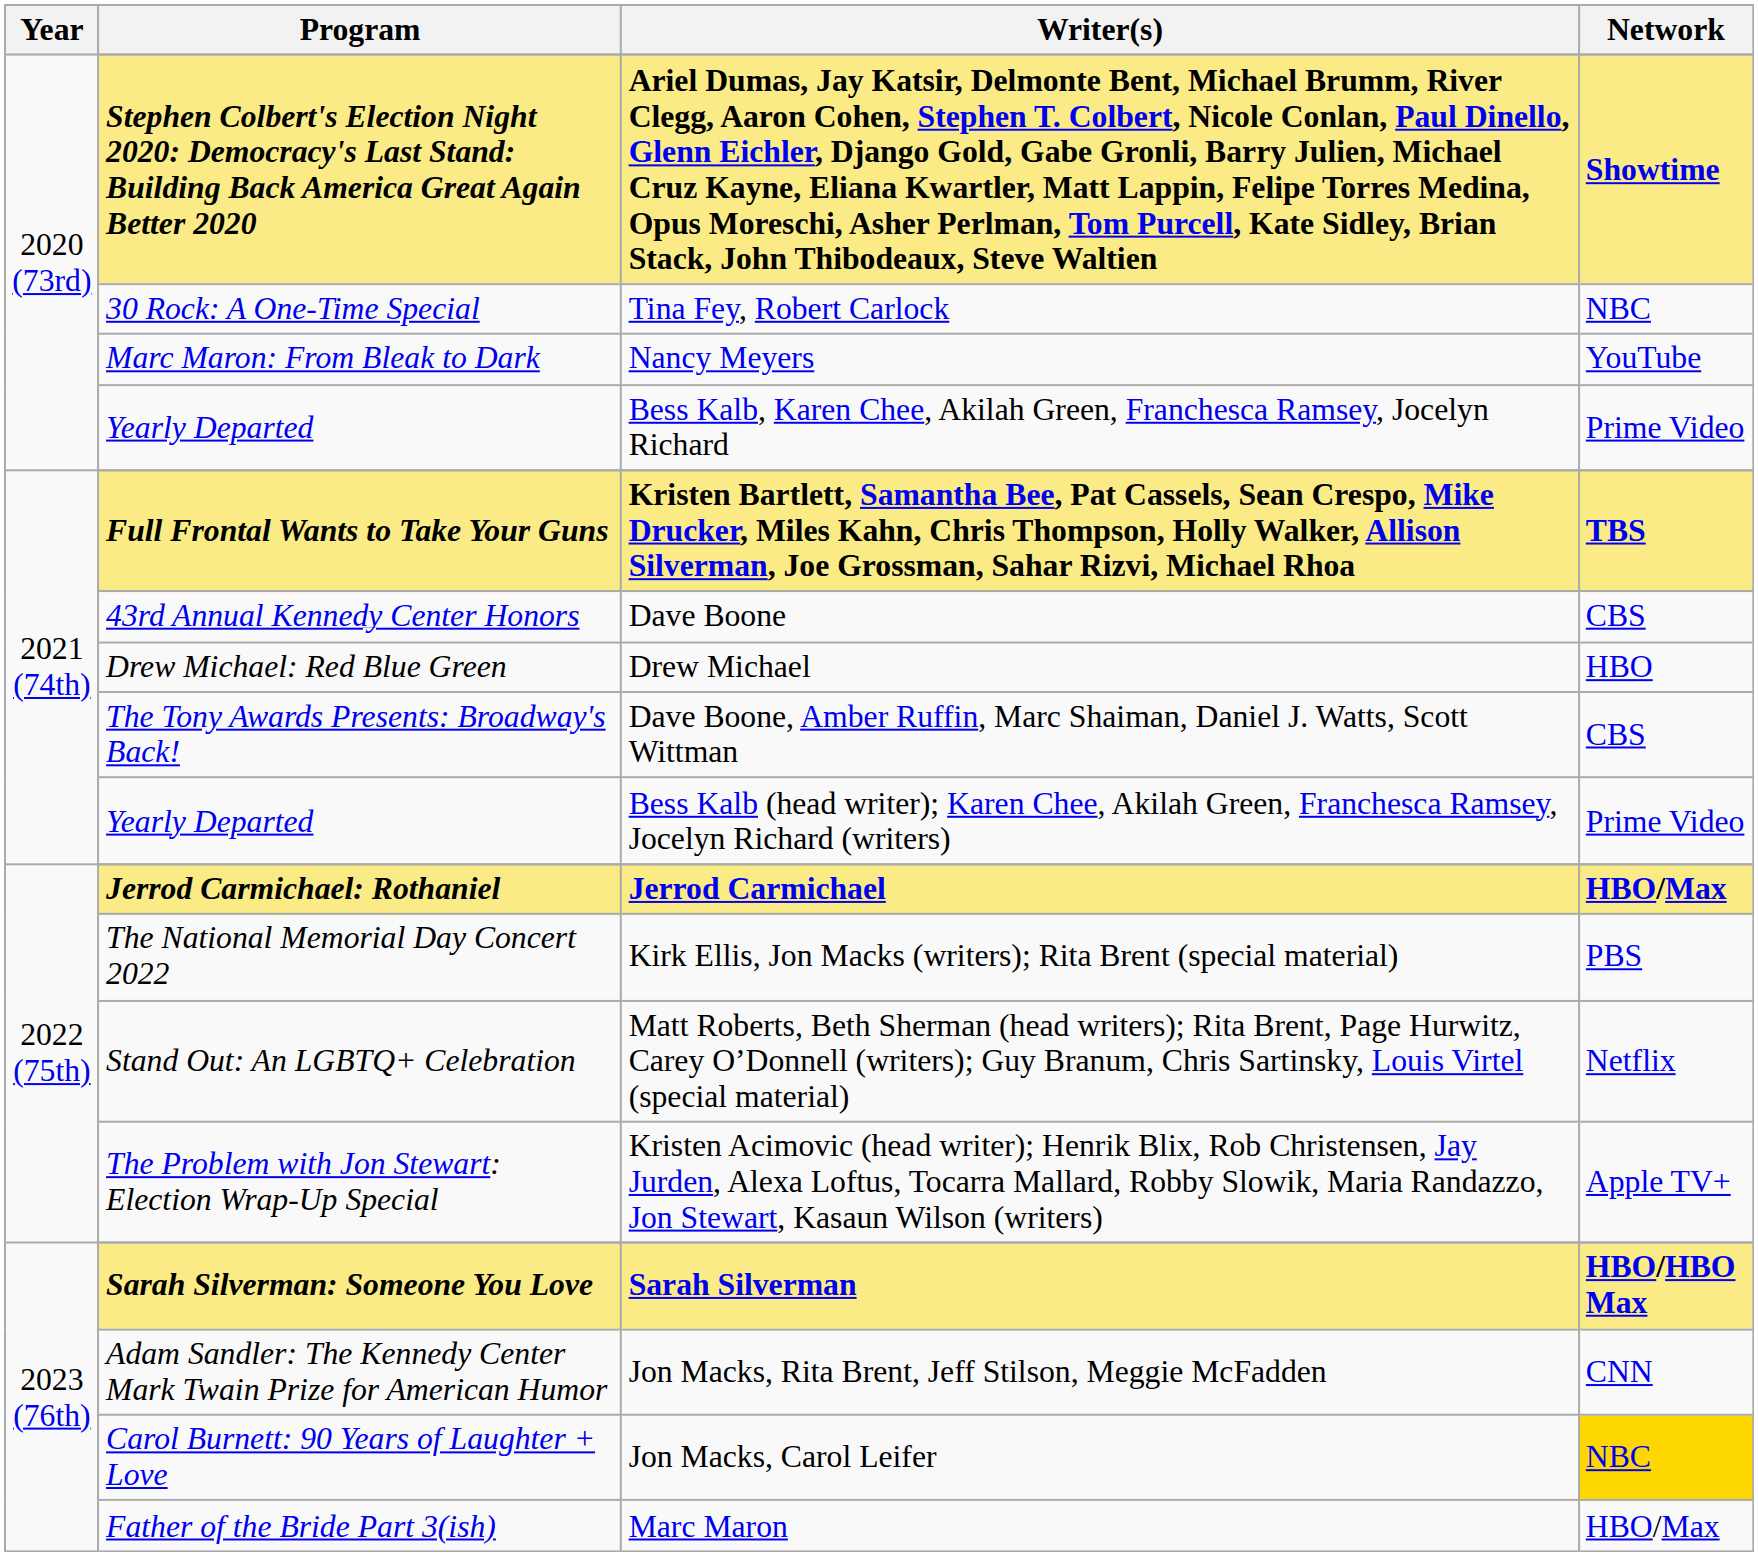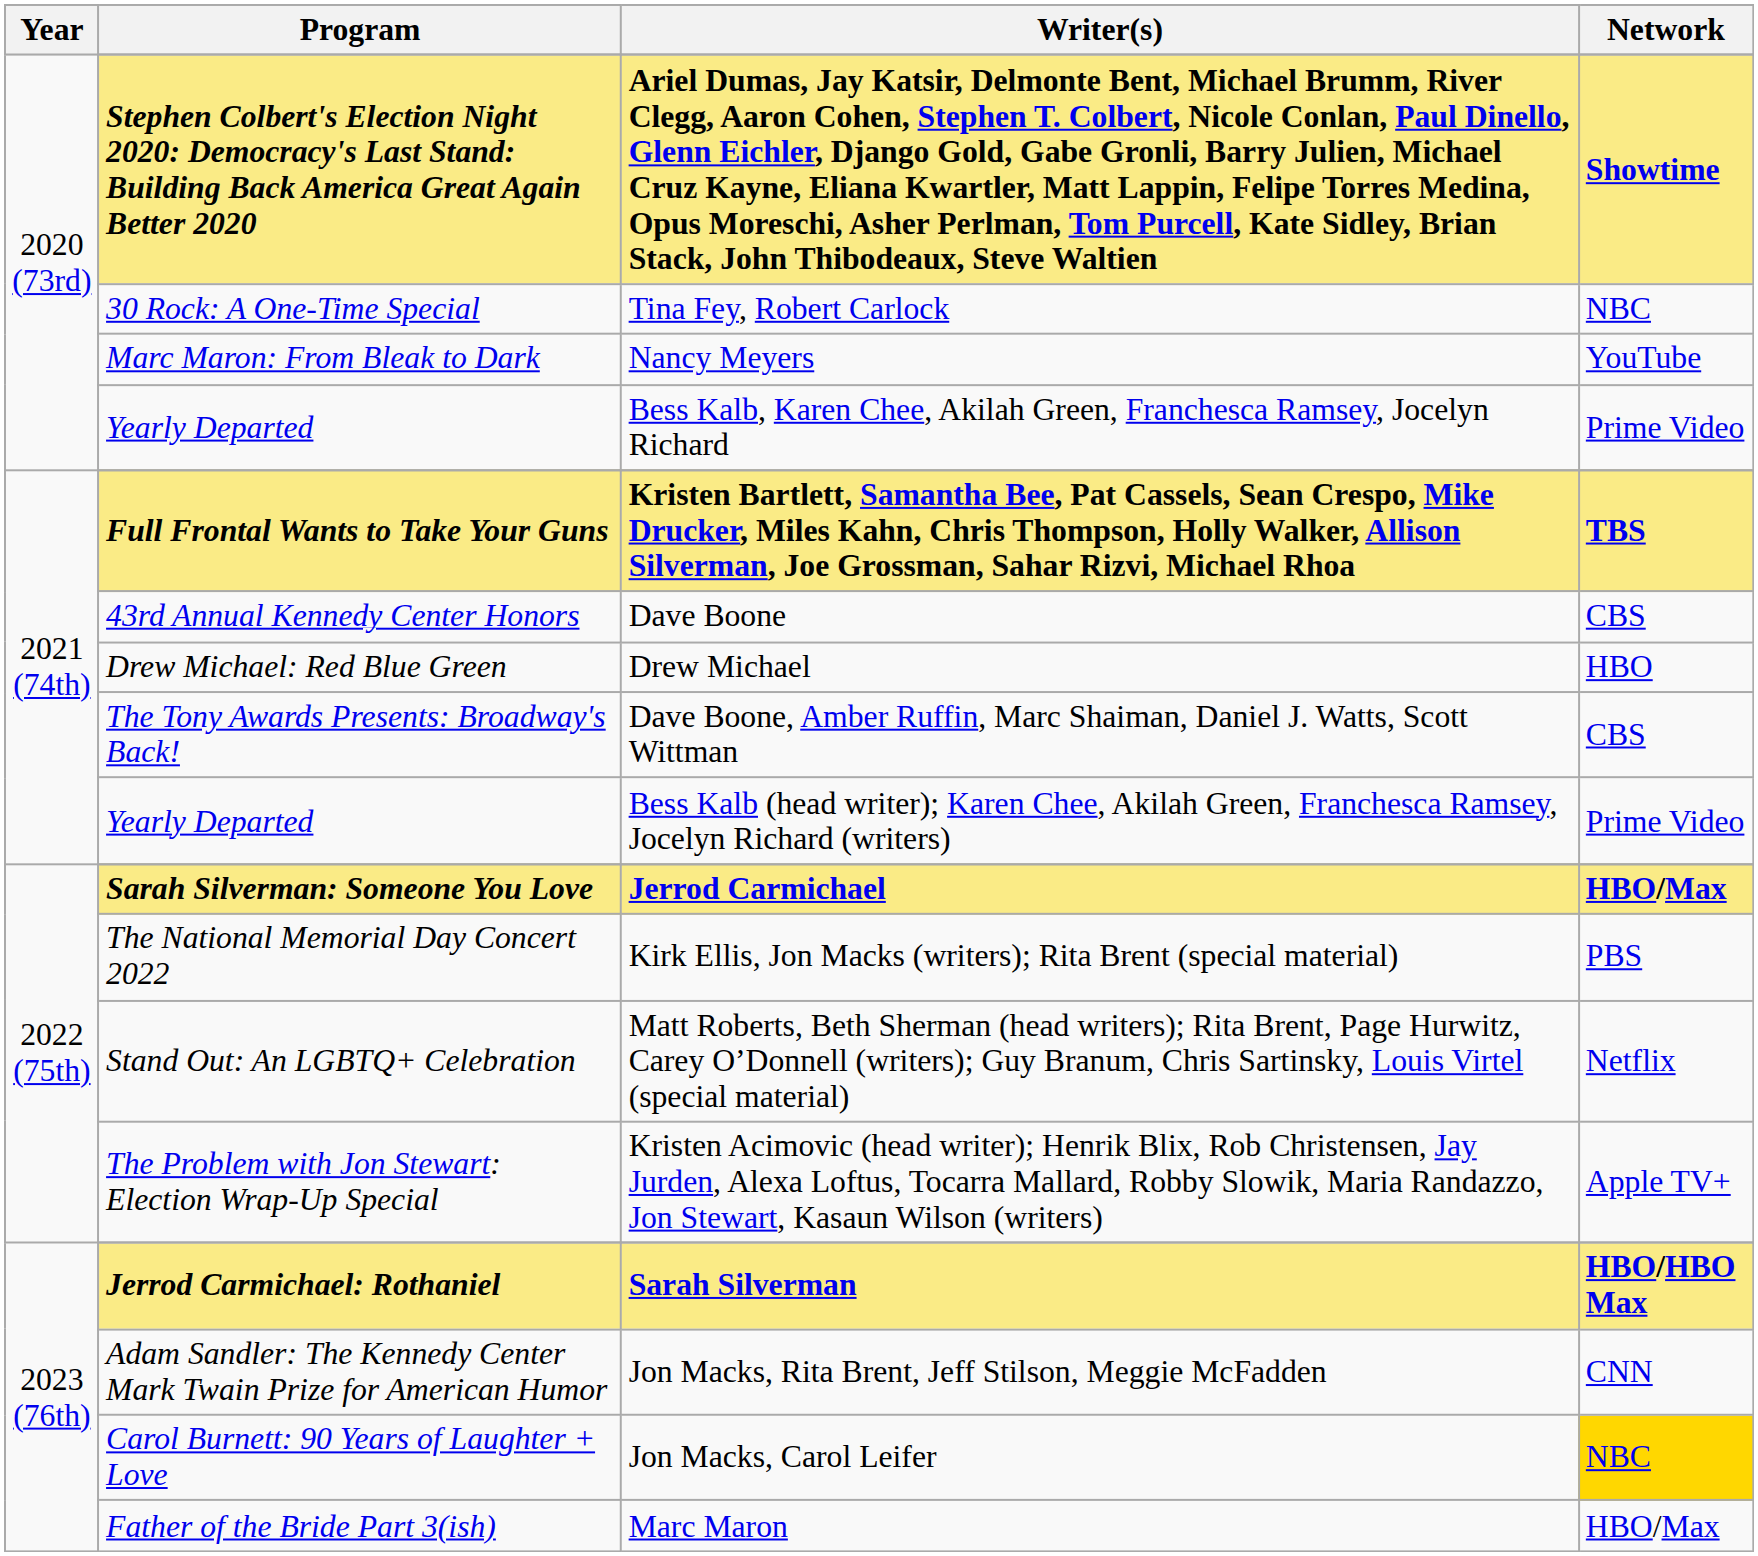(303, 888) Jerrod Carmichael: Rothaniel -> (350, 888) Sarah Silverman: Someone You Love
(350, 1285) Sarah Silverman: Someone You Love -> (303, 1285) Jerrod Carmichael: Rothaniel
